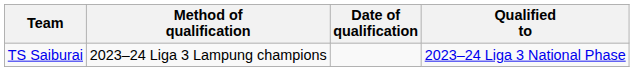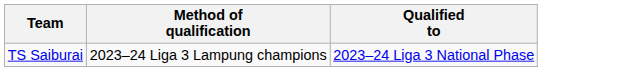- column: (376, 24)
